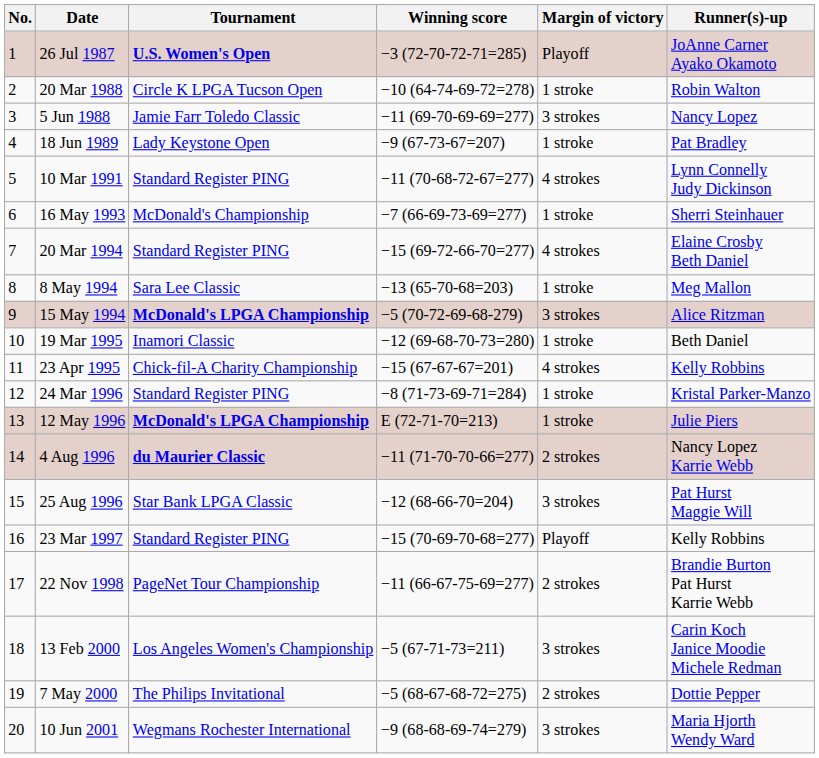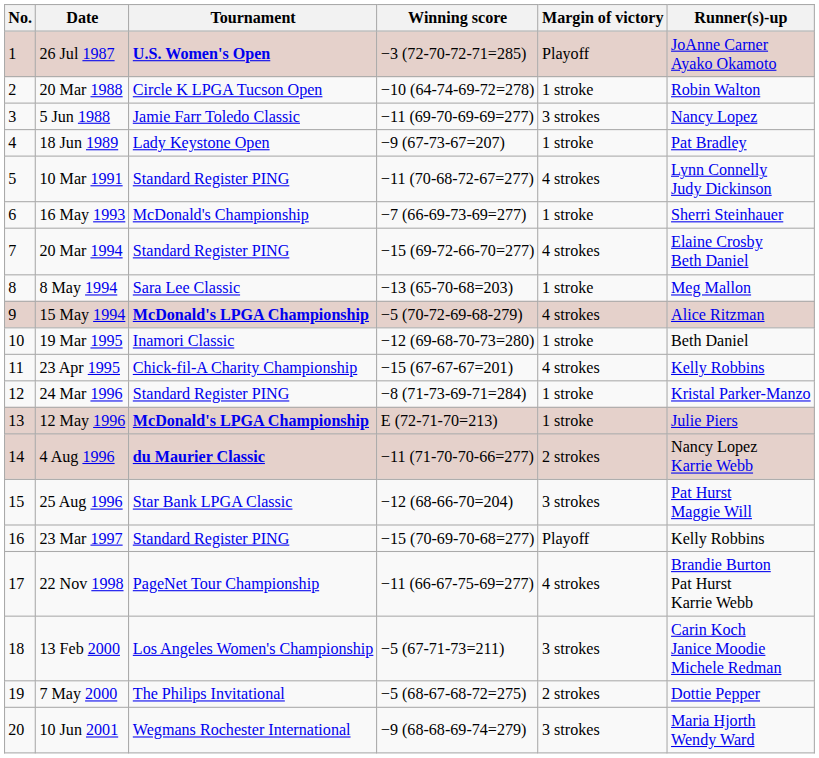(571, 314) 3 strokes -> (571, 314) 4 strokes
(571, 584) 2 strokes -> (571, 584) 4 strokes
